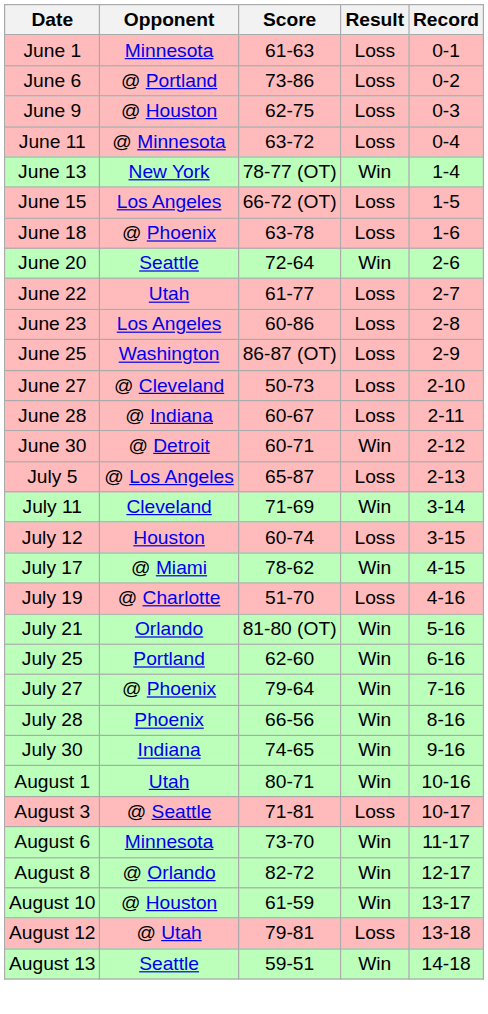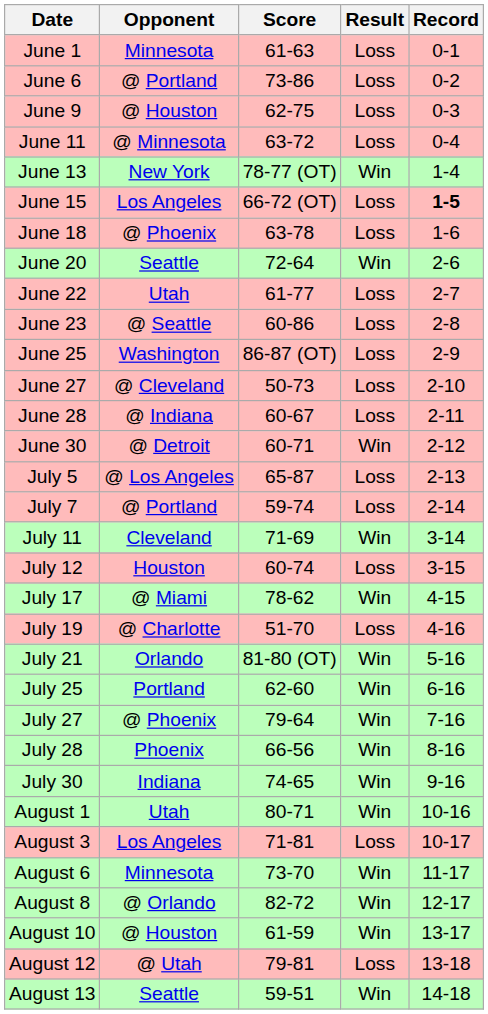(446, 202) normal -> (446, 202) bold
(169, 324) Los Angeles -> (169, 324) @ Seattle
+ row: (52, 506)
(169, 811) @ Seattle -> (169, 841) Los Angeles
